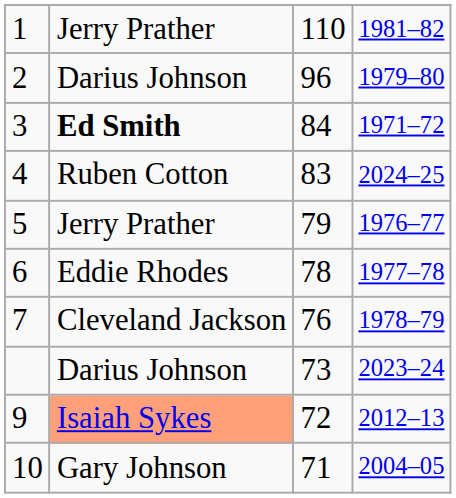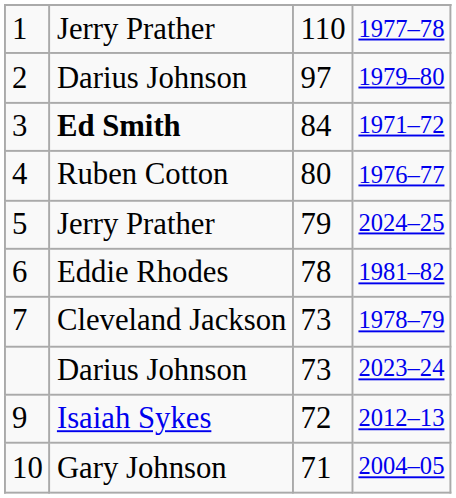(401, 28) 1981–82 -> (401, 28) 1977–78
(316, 77) 96 -> (316, 77) 97
(316, 175) 83 -> (316, 175) 80
(401, 175) 2024–25 -> (401, 175) 1976–77
(401, 223) 1976–77 -> (401, 223) 2024–25
(401, 272) 1977–78 -> (401, 272) 1981–82
(316, 321) 76 -> (316, 321) 73
(134, 418) lightsalmon background -> (134, 418) no background
